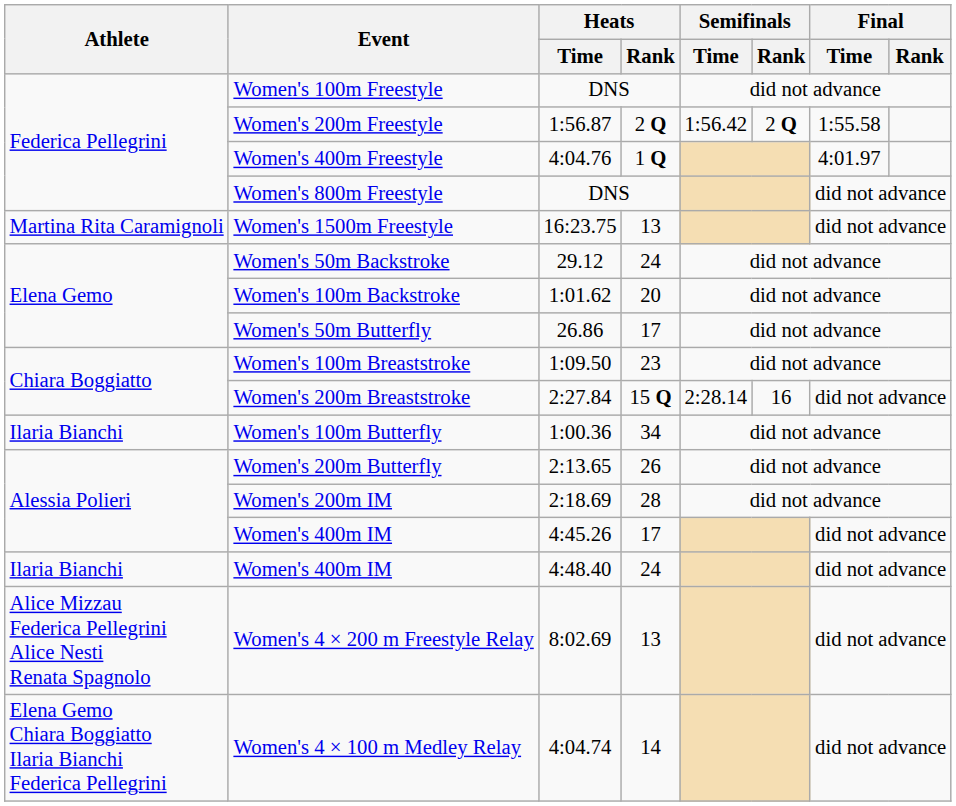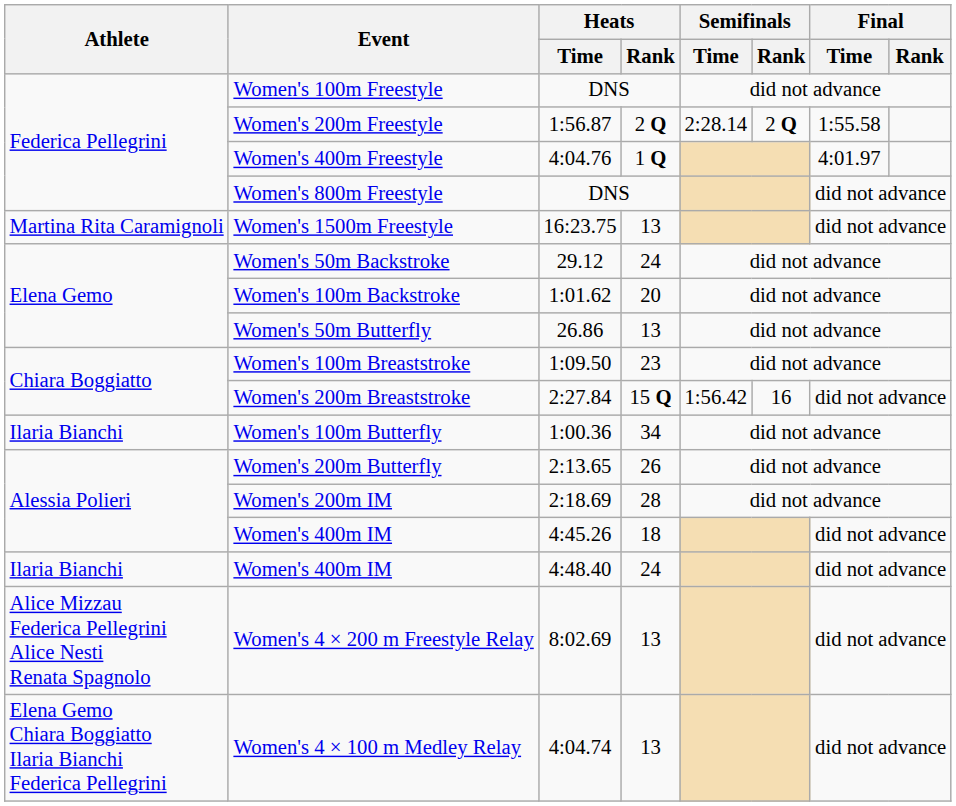(716, 124) 1:56.42 -> (716, 124) 2:28.14
(651, 329) 17 -> (651, 329) 13
(716, 398) 2:28.14 -> (716, 398) 1:56.42
(651, 534) 17 -> (651, 534) 18
(651, 747) 14 -> (651, 747) 13
